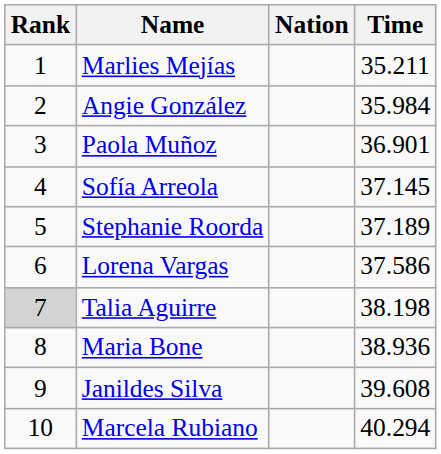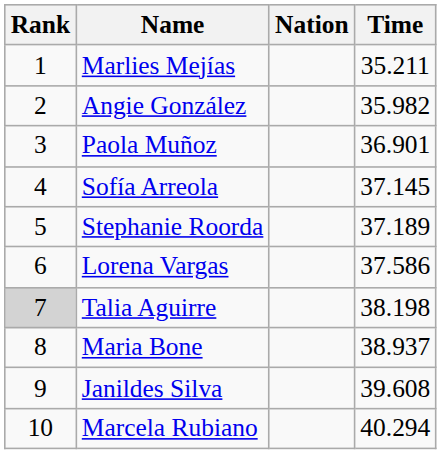(395, 105) 35.984 -> (395, 105) 35.982
(395, 347) 38.936 -> (395, 347) 38.937
